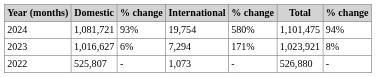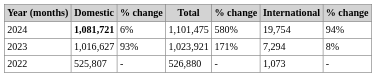columns swapped: (197, 13) <-> (300, 13)
(94, 30) normal -> (94, 30) bold
(129, 30) 93% -> (127, 30) 6%
(127, 47) 6% -> (129, 47) 93%
